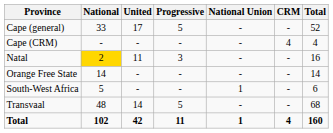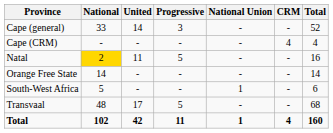(138, 27) 17 -> (138, 27) 14
(180, 27) 5 -> (180, 27) 3
(180, 58) 3 -> (180, 58) 5
(138, 105) 14 -> (138, 105) 17
